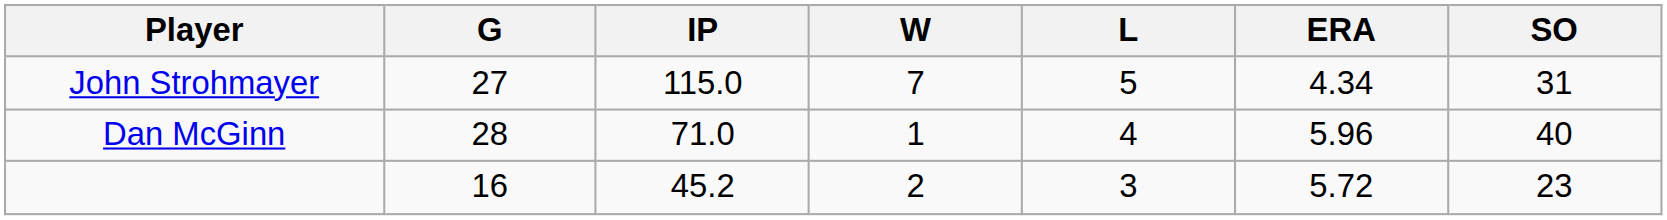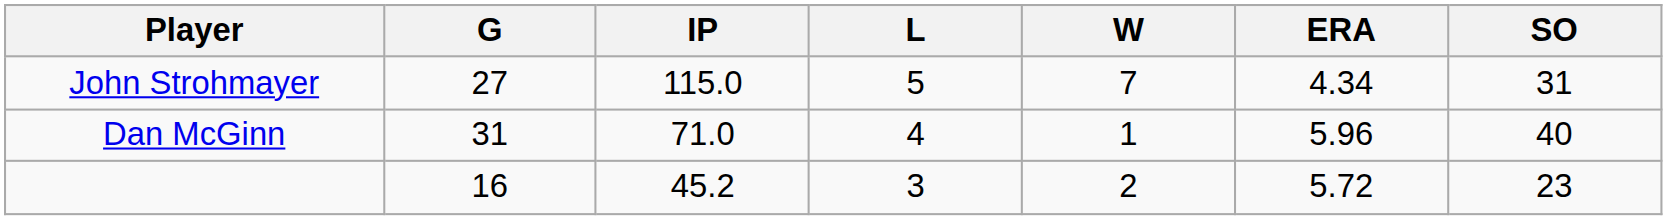columns swapped: (916, 30) <-> (1128, 30)
(490, 134) 28 -> (490, 134) 31
